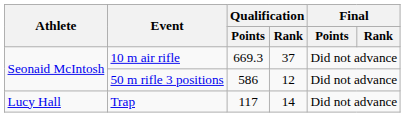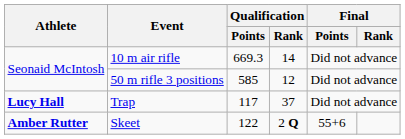(288, 58) 37 -> (288, 58) 14
(248, 80) 586 -> (248, 80) 585
(34, 102) normal -> (36, 102) bold
(288, 102) 14 -> (288, 102) 37
+ row: (125, 123)
